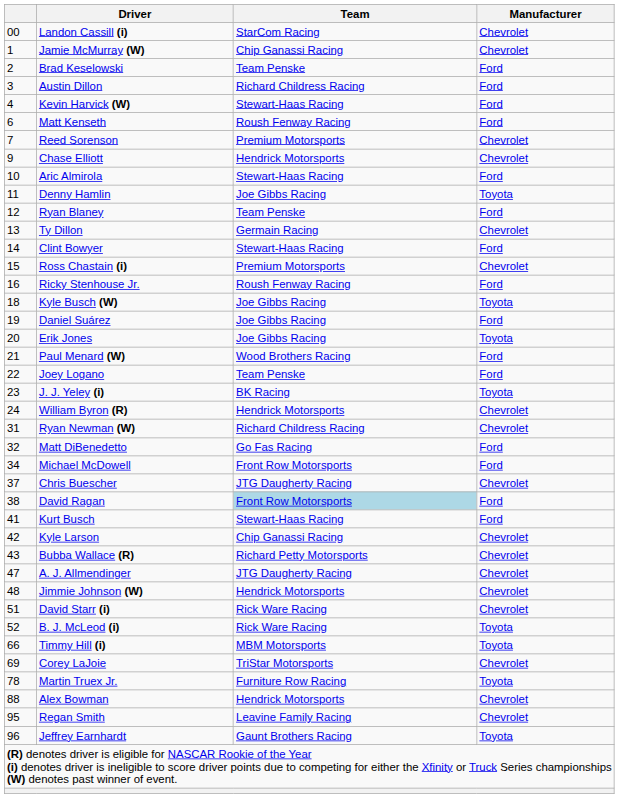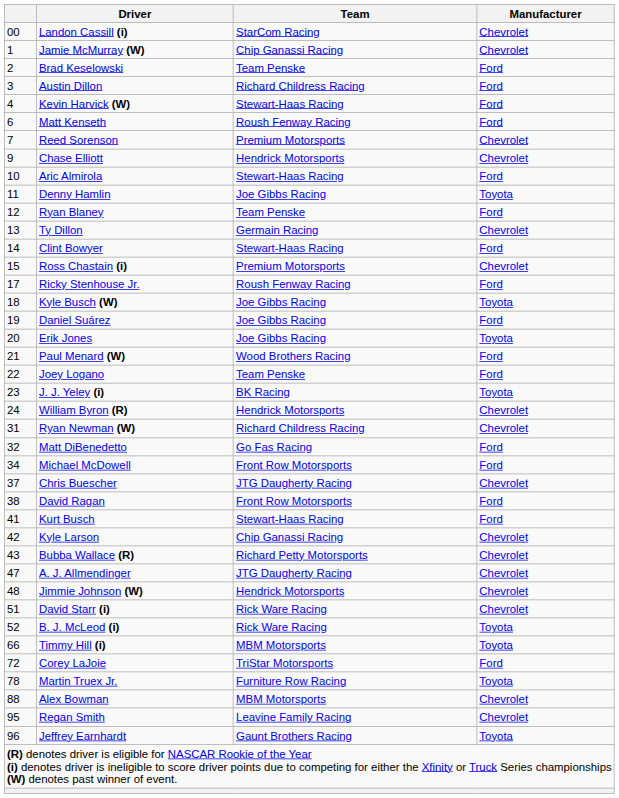(13, 284) 16 -> (13, 284) 17
(294, 501) lightblue background -> (294, 501) no background
(13, 663) 69 -> (13, 663) 72
(504, 663) Chevrolet -> (491, 663) Ford
(290, 699) Hendrick Motorsports -> (281, 699) MBM Motorsports
